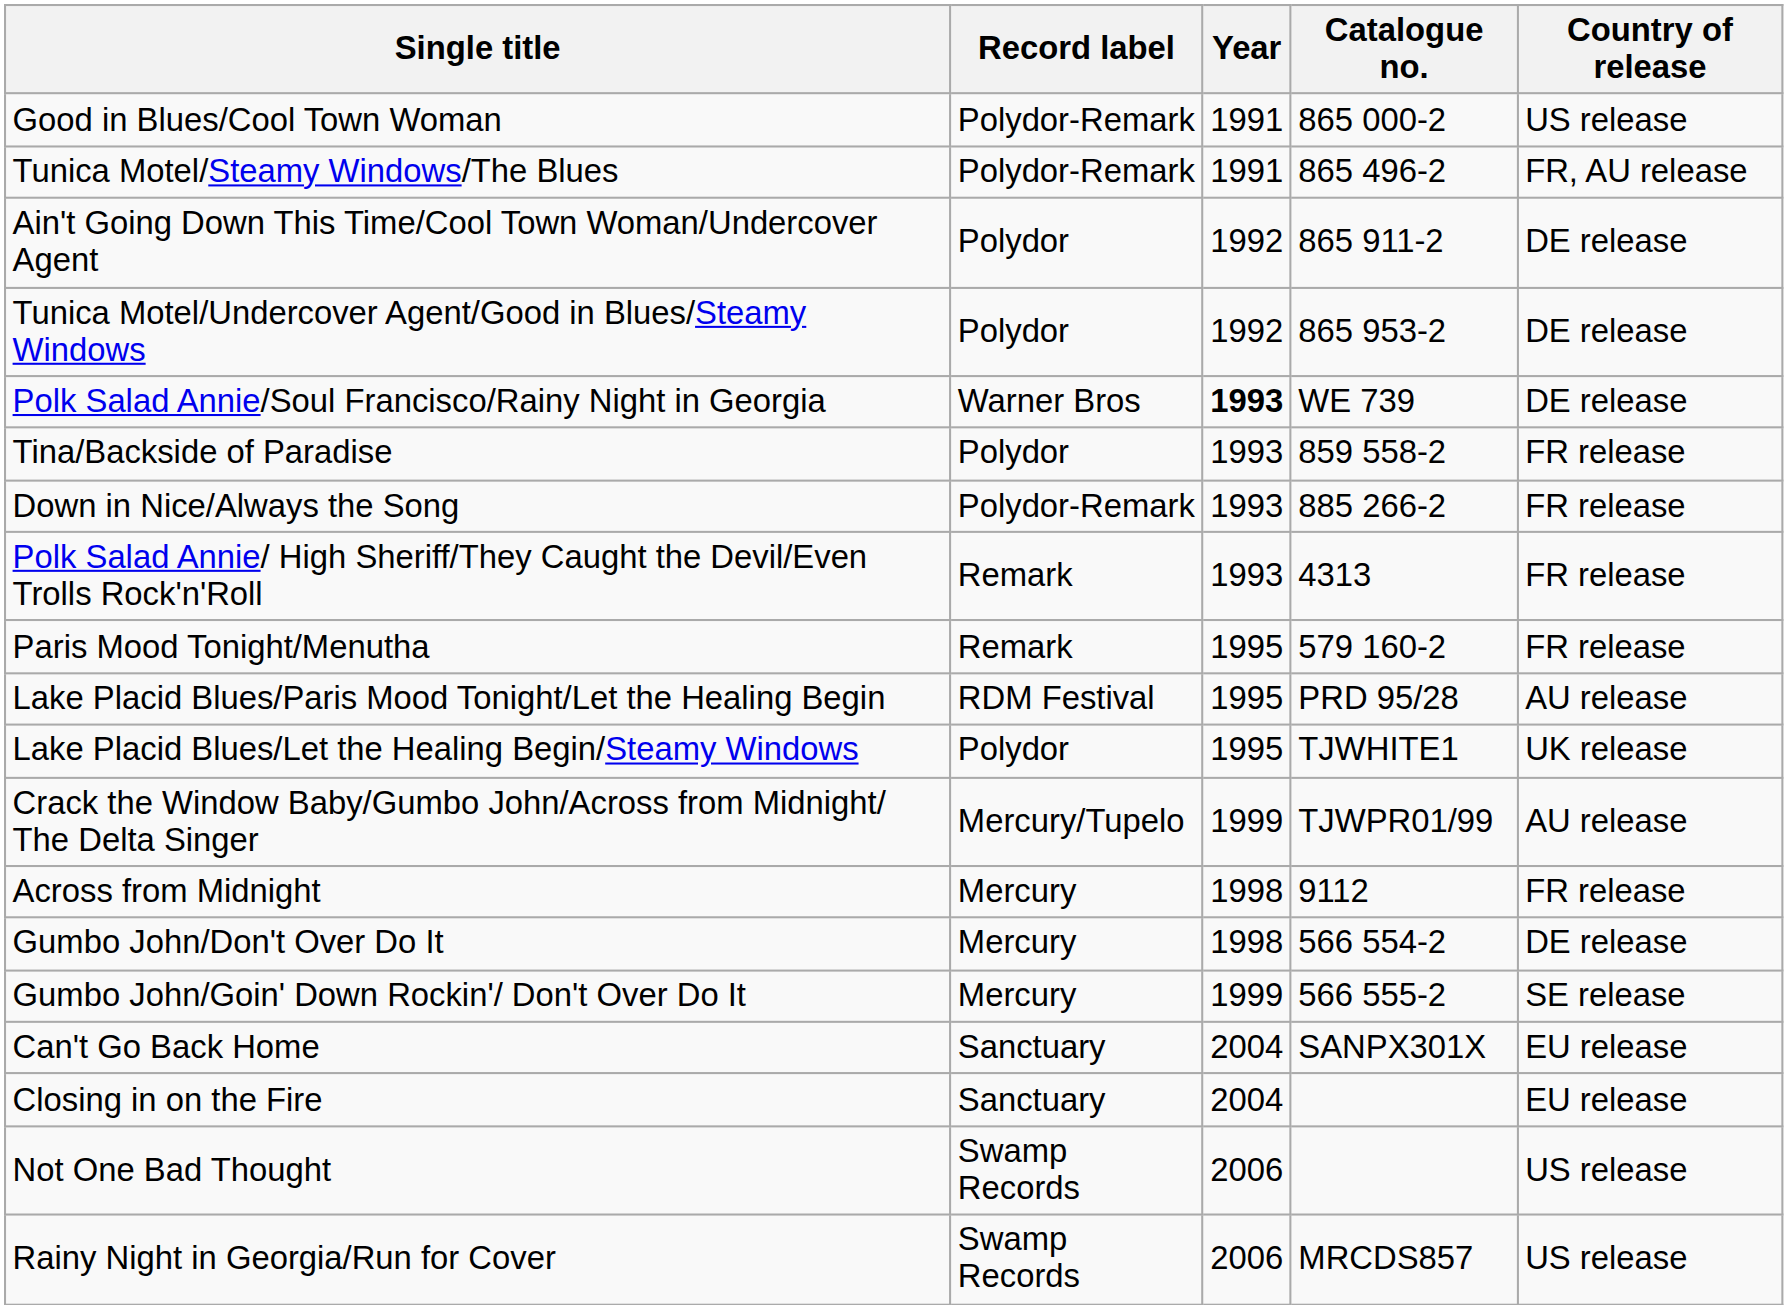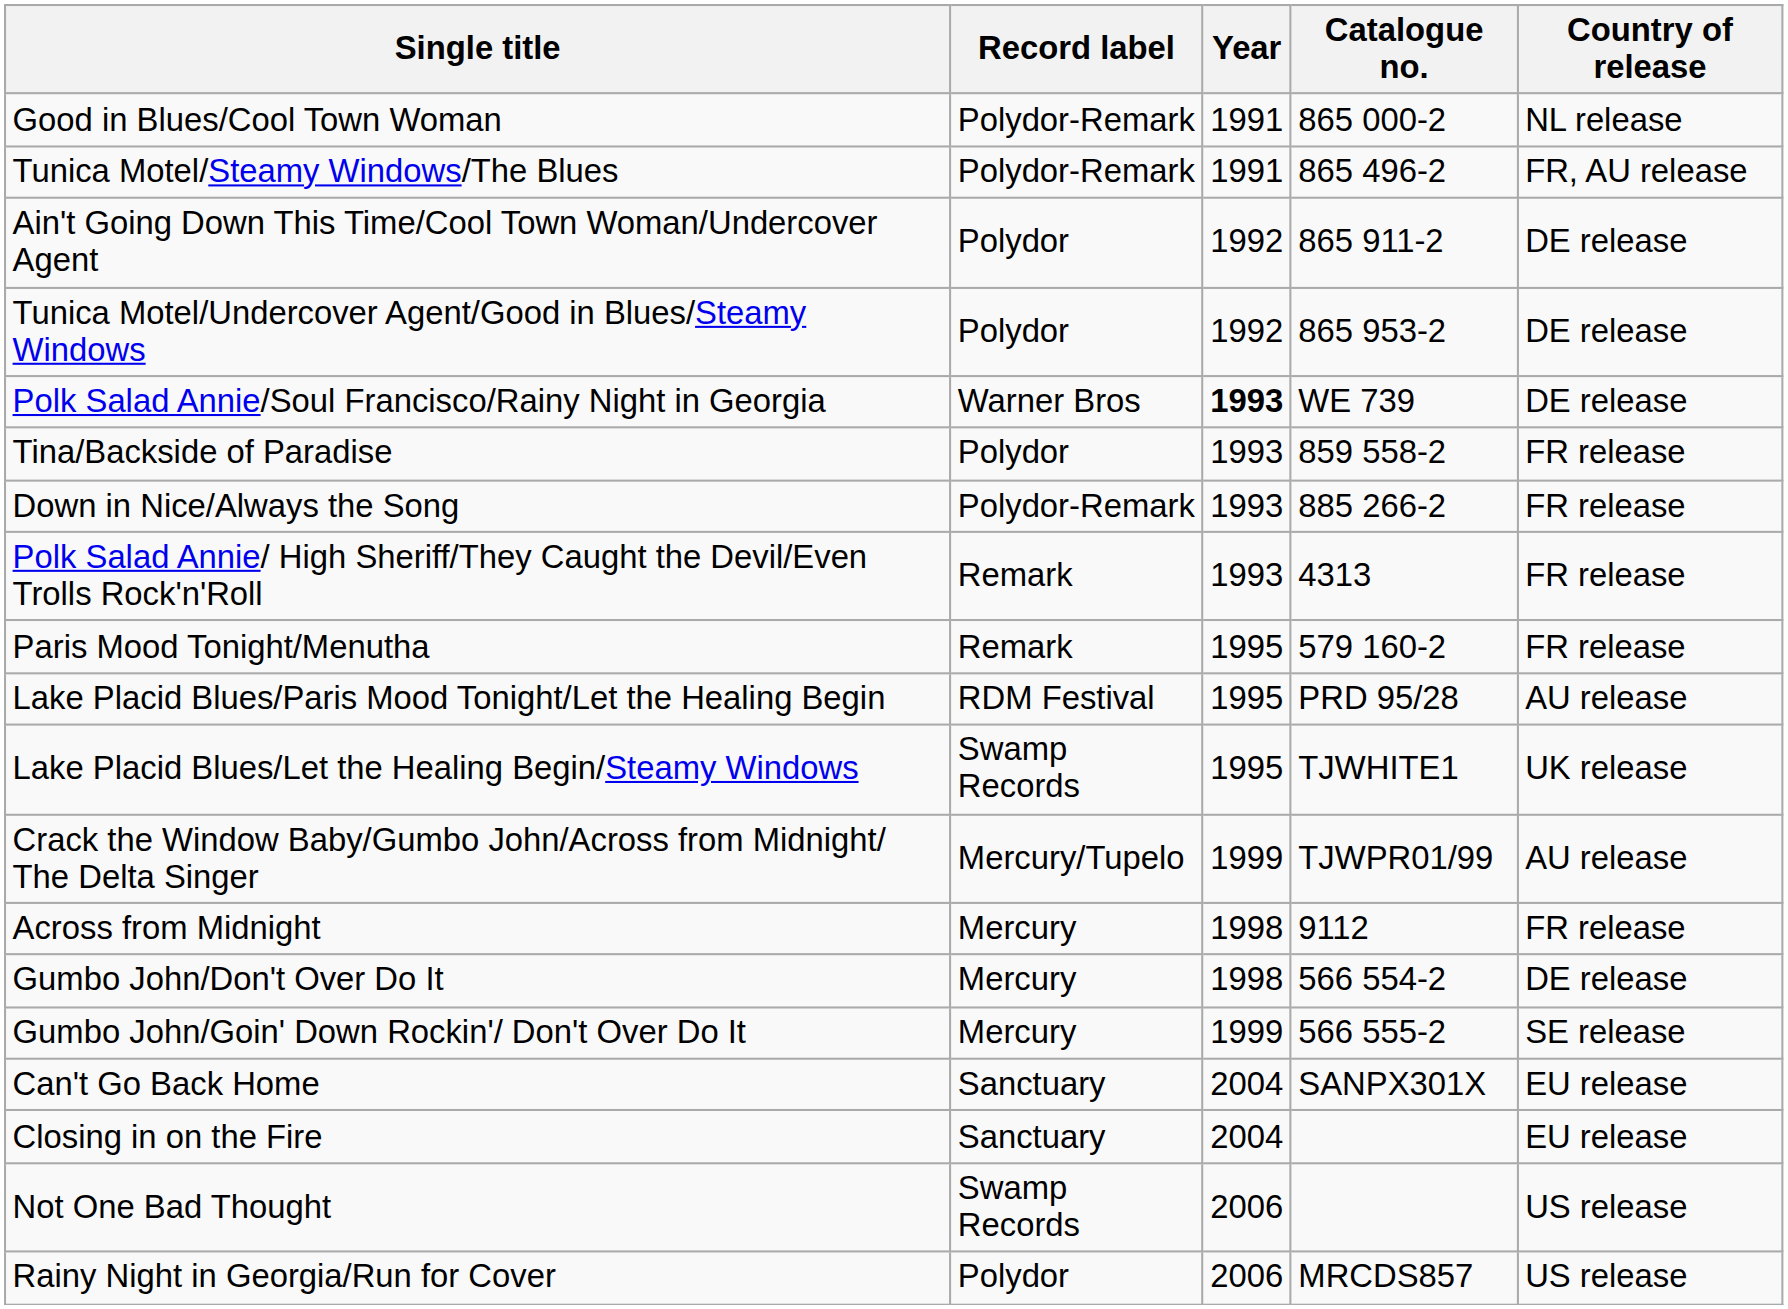(1606, 119) US release -> (1604, 119) NL release
(1013, 750) Polydor -> (1019, 768) Swamp Records
(1019, 1258) Swamp Records -> (1013, 1277) Polydor
